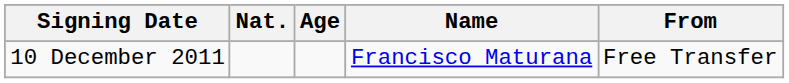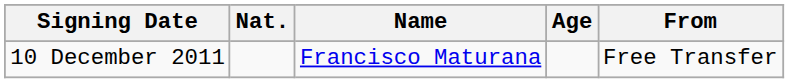columns swapped: (472, 23) <-> (320, 23)
